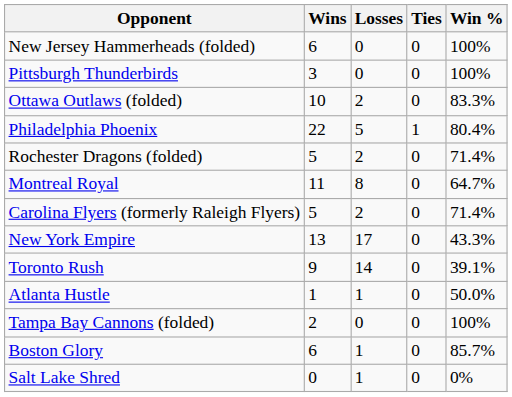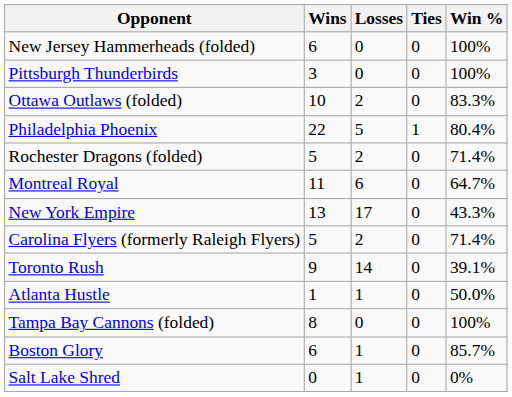(359, 184) 8 -> (359, 184) 6
rows swapped: (154, 211) <-> (72, 239)
(313, 322) 2 -> (313, 322) 8
